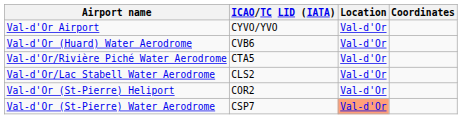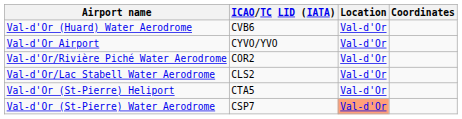rows swapped: (53, 28) <-> (99, 44)
(243, 59) CTA5 -> (243, 59) COR2
(243, 91) COR2 -> (243, 91) CTA5
